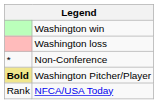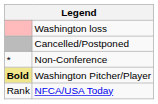- row: (69, 28)
+ row: (82, 44)
